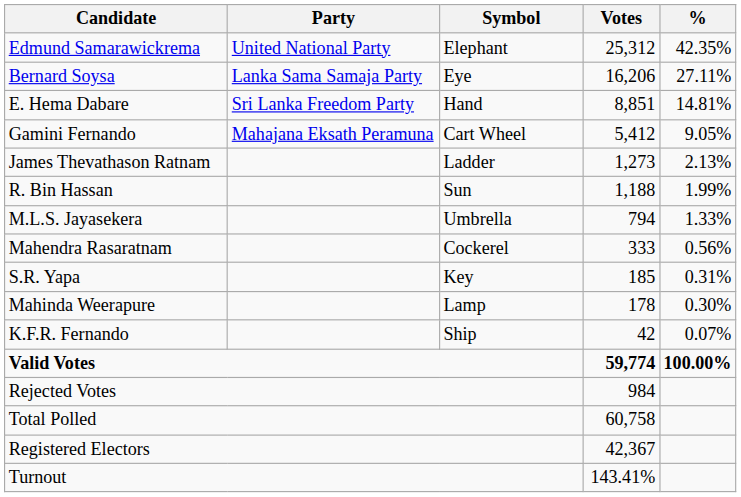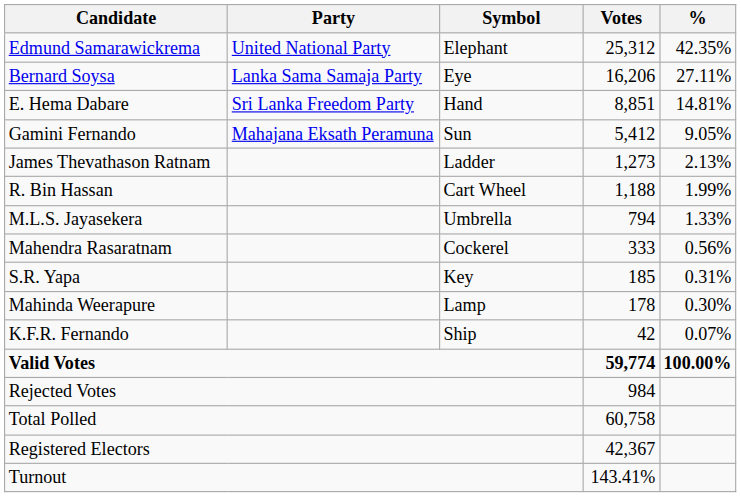(485, 133) Cart Wheel -> (458, 133) Sun
(458, 190) Sun -> (485, 190) Cart Wheel
